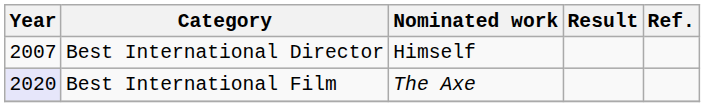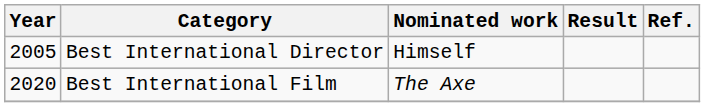(33, 53) 2007 -> (33, 53) 2005
(33, 85) lavender background -> (33, 85) no background
